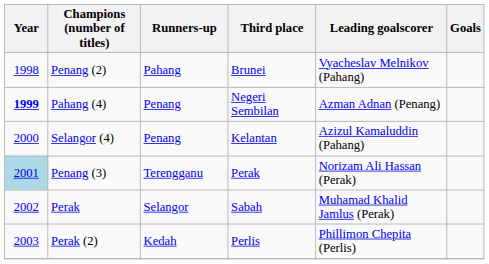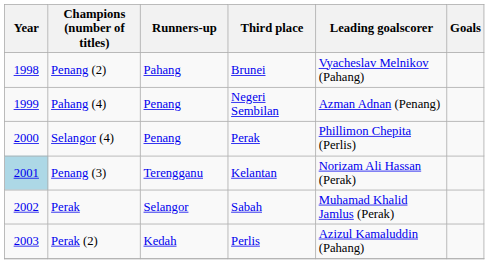(26, 104) bold -> (26, 104) normal
(254, 138) Kelantan -> (245, 138) Perak
(368, 138) Azizul Kamaluddin (Pahang) -> (365, 138) Phillimon Chepita (Perlis)
(245, 172) Perak -> (254, 172) Kelantan
(365, 241) Phillimon Chepita (Perlis) -> (368, 241) Azizul Kamaluddin (Pahang)
